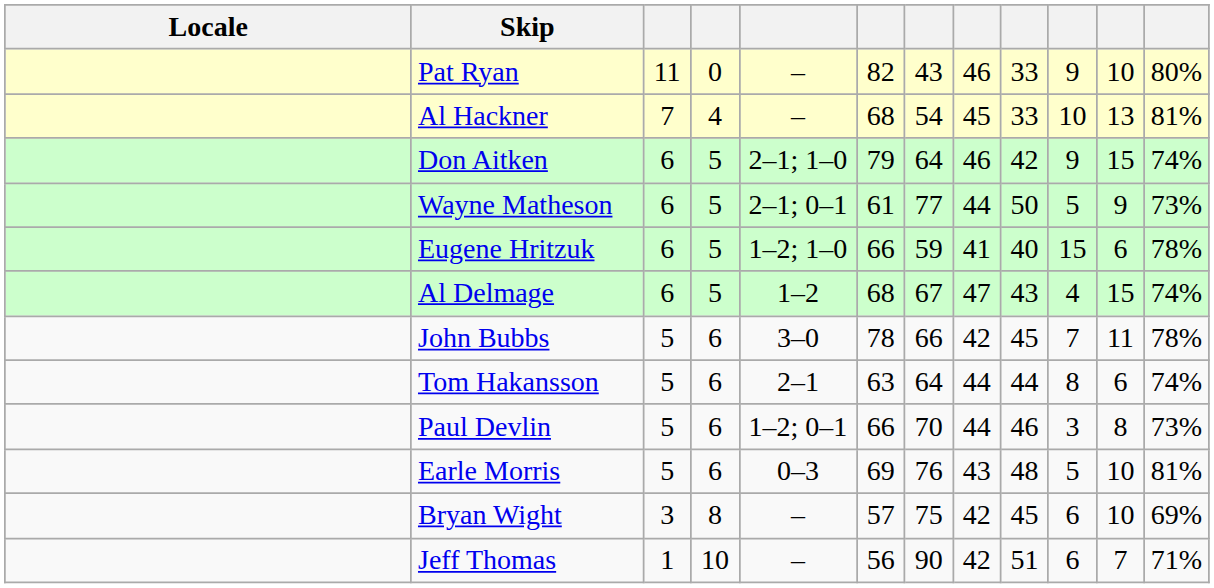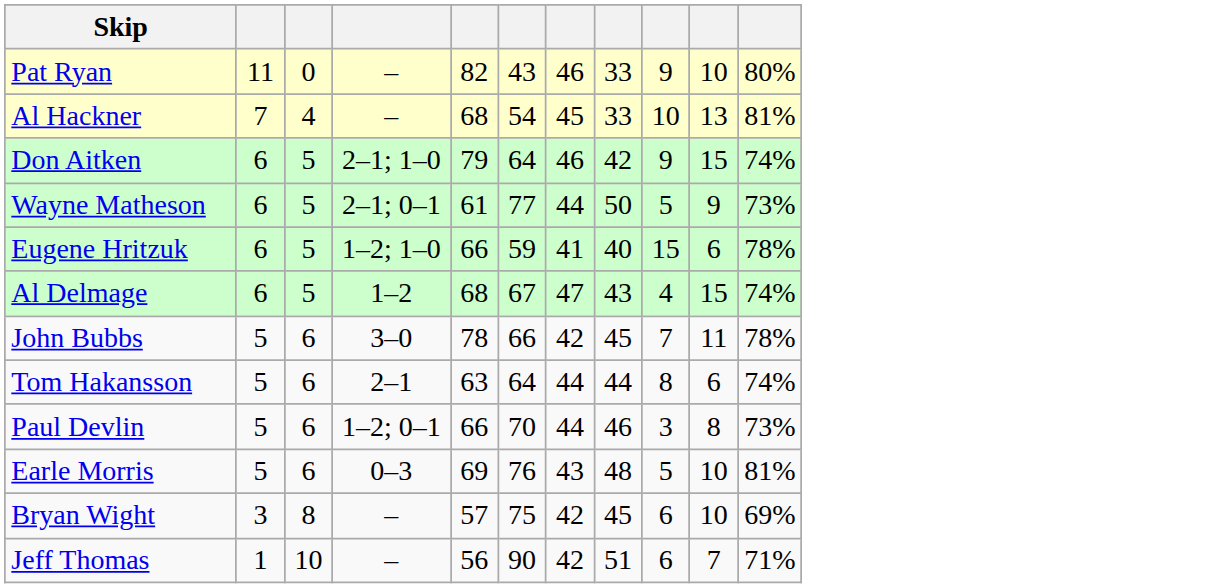- column: (208, 26)
